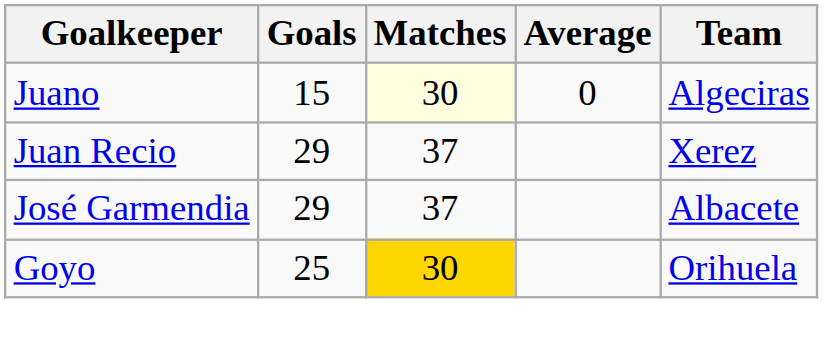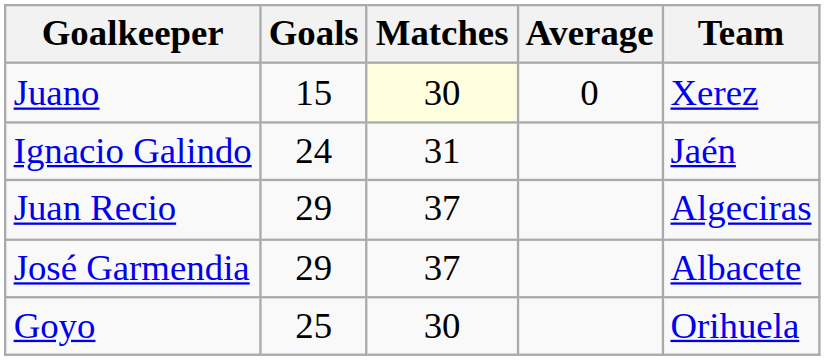(739, 92) Algeciras -> (714, 92) Xerez
+ row: (133, 150)
(712, 150) Xerez -> (741, 208) Algeciras
(440, 267) gold background -> (442, 325) no background
